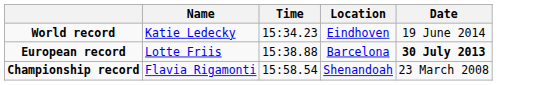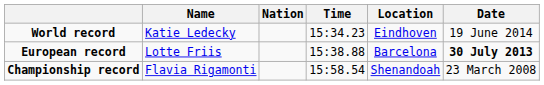+ column: (283, 14)
